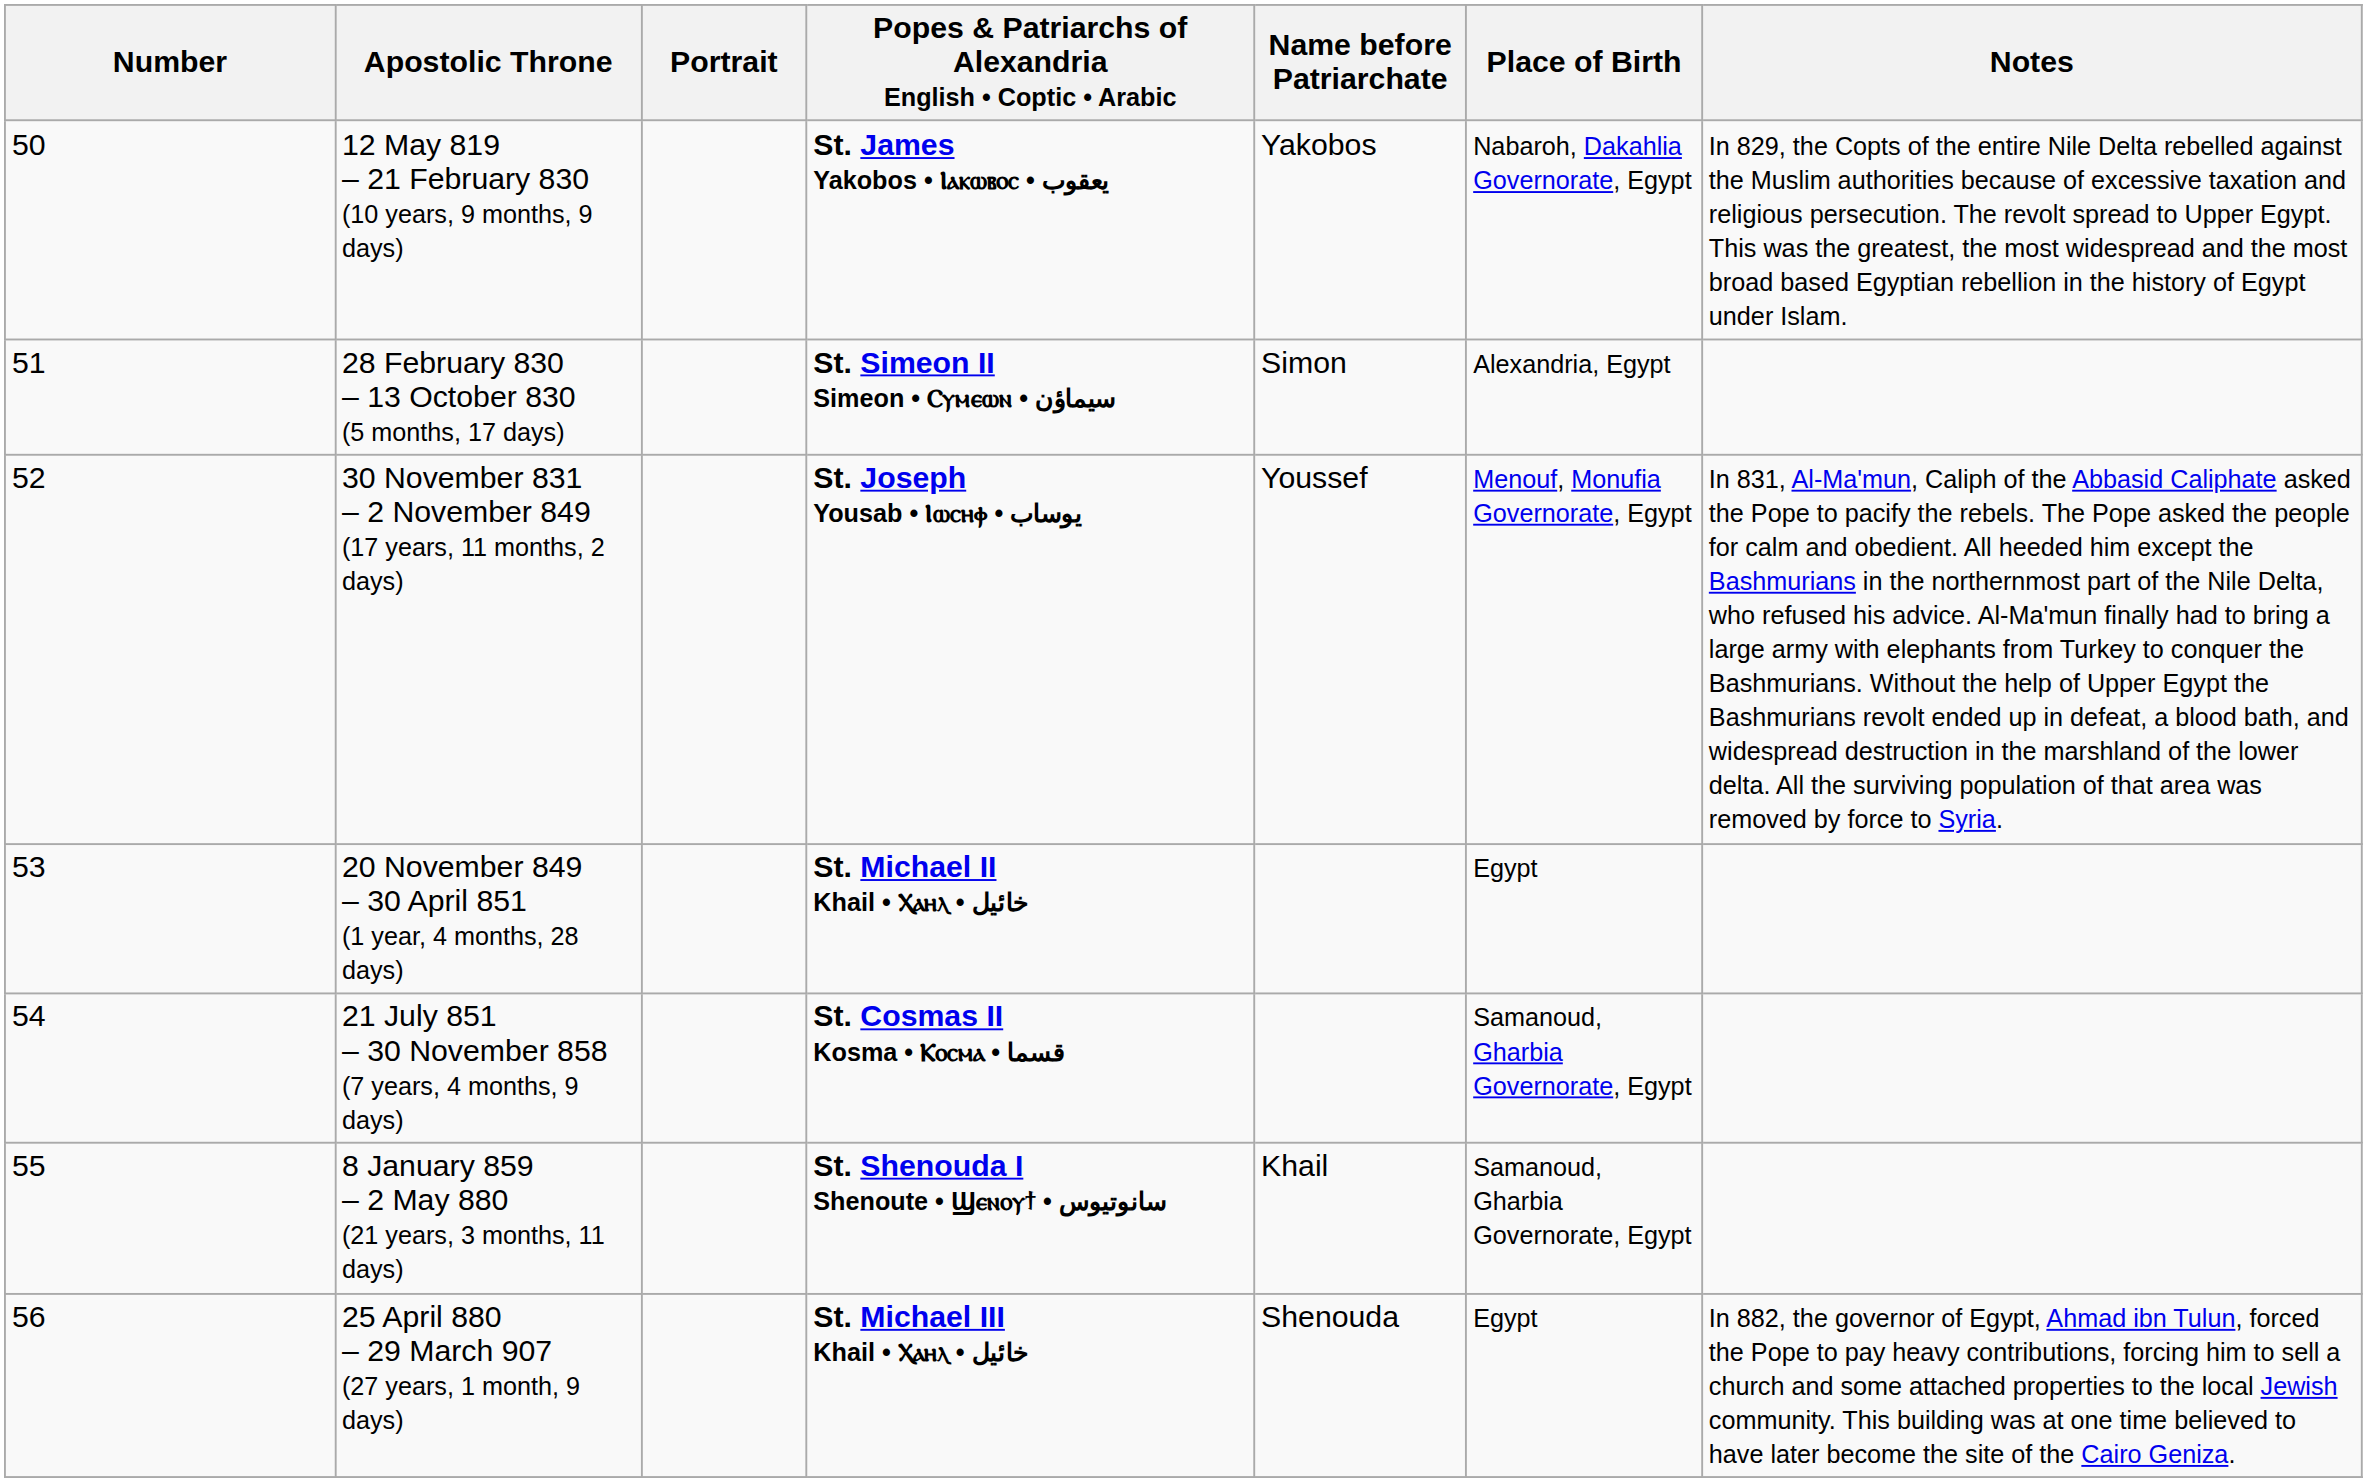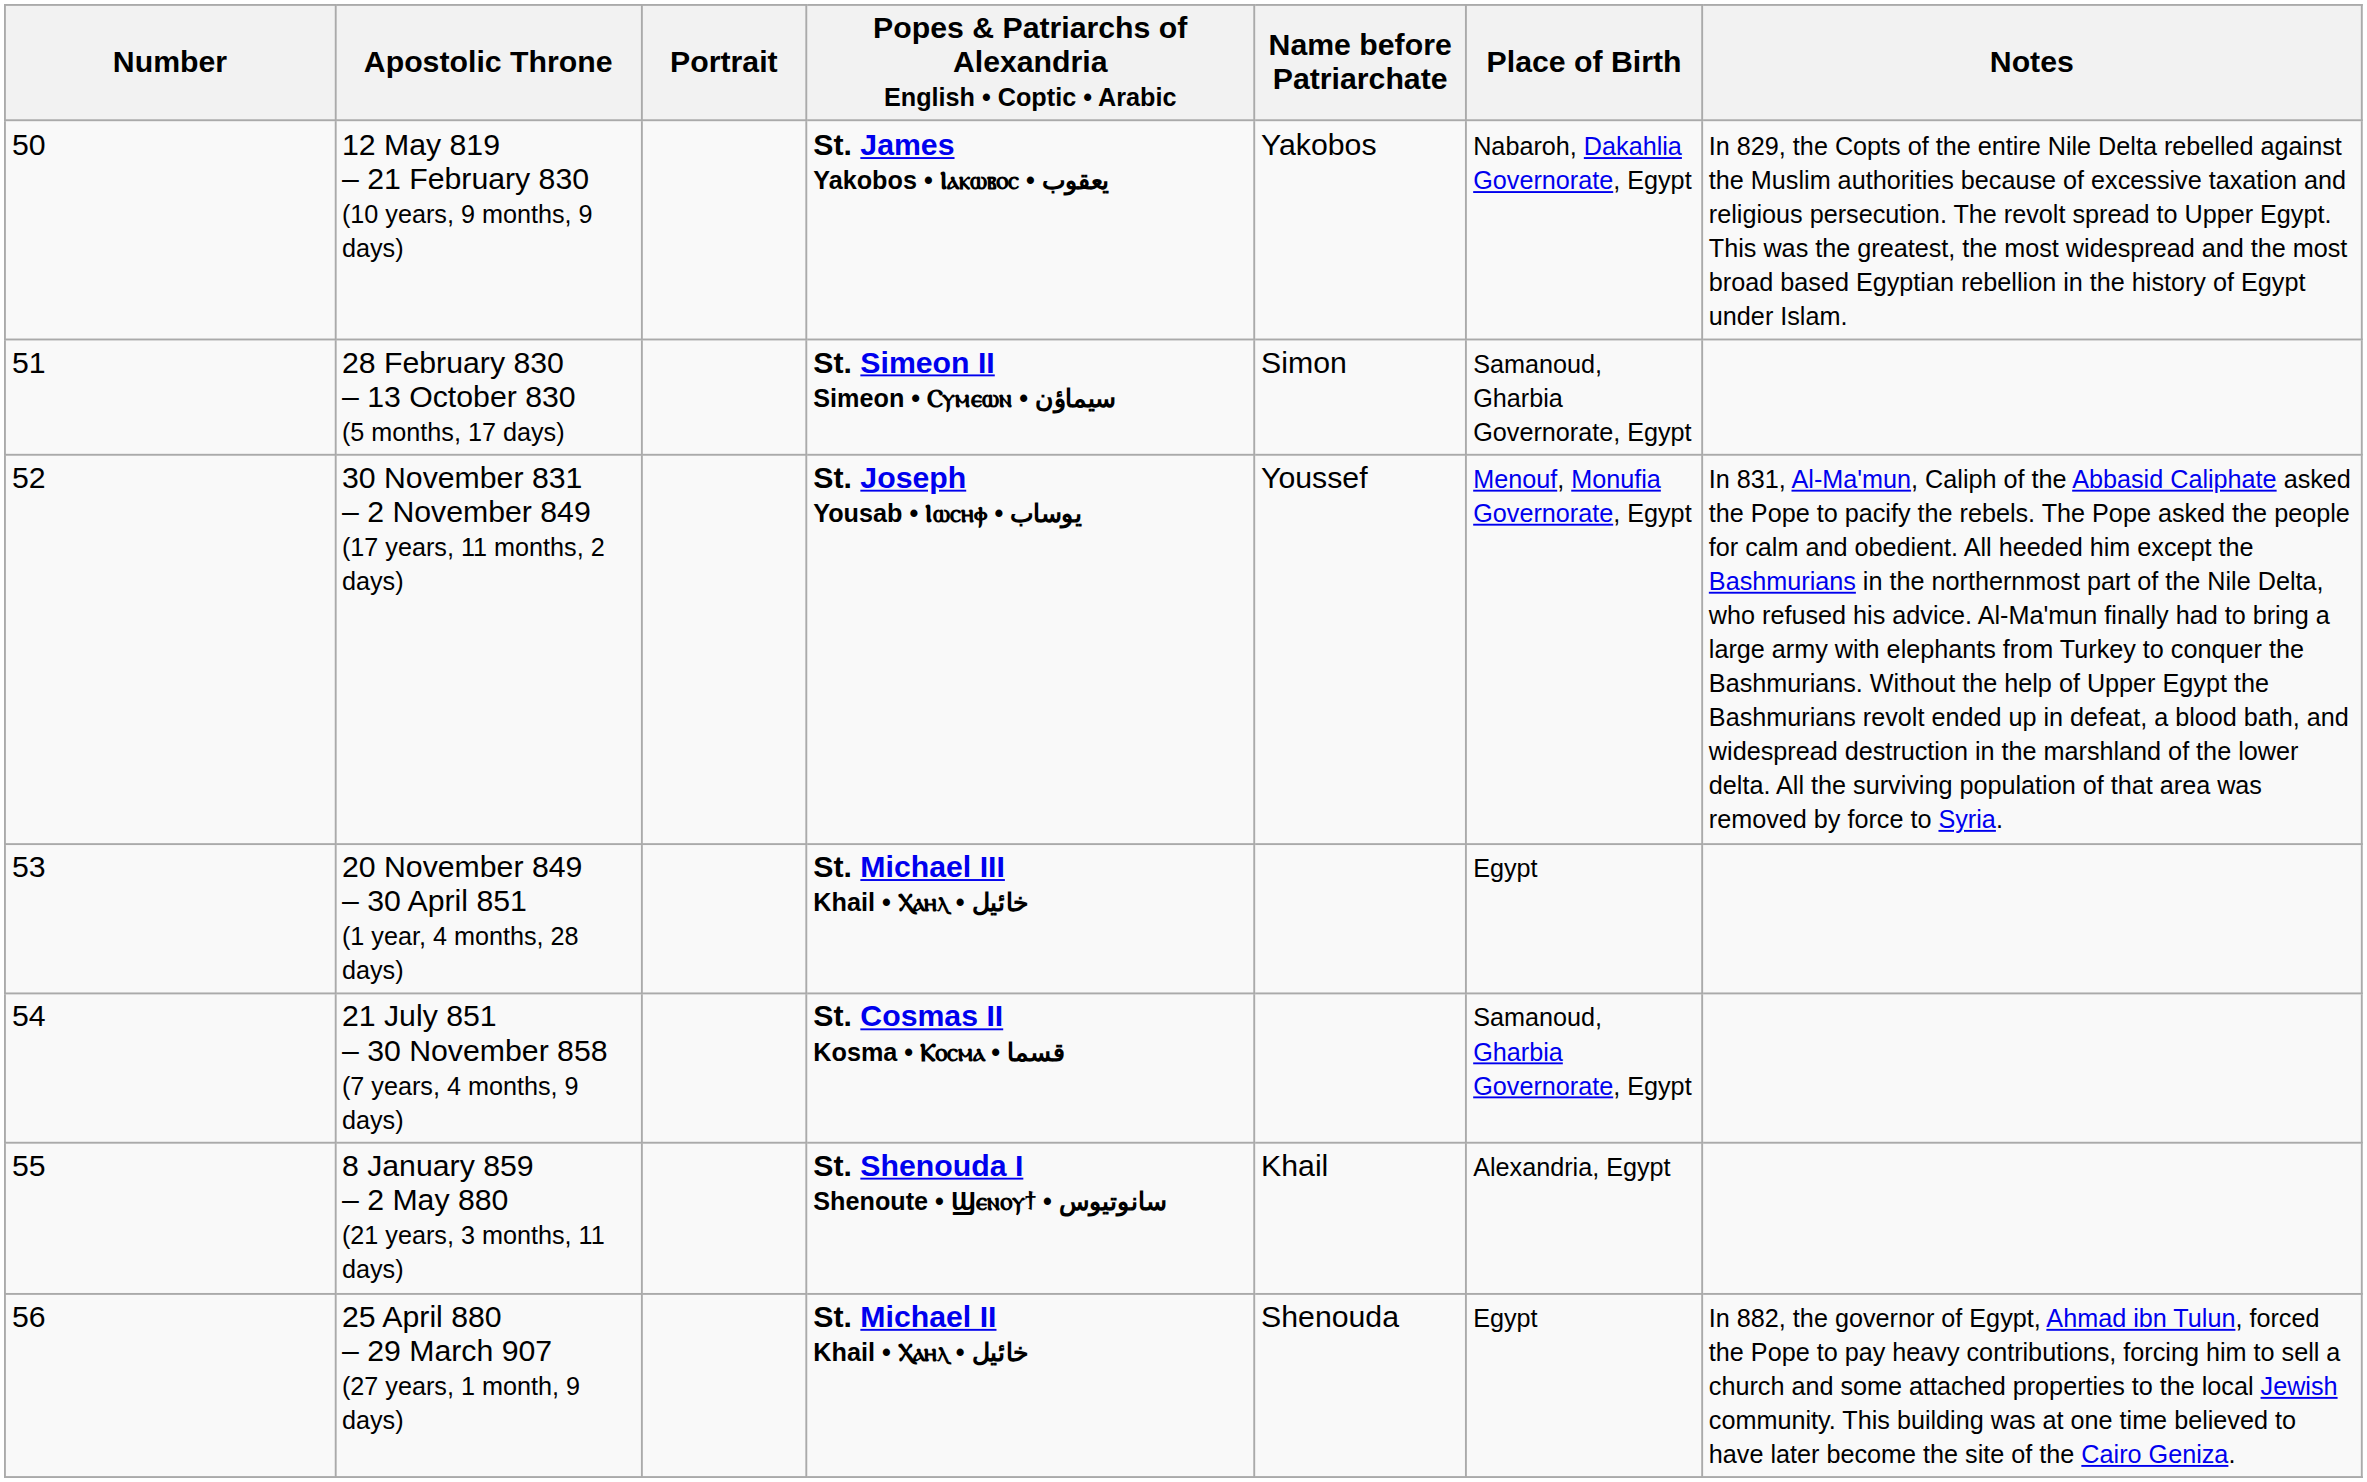(1572, 364) Alexandria, Egypt -> (1582, 398) Samanoud, Gharbia Governorate, Egypt
(921, 883) St. Michael II Khail • Ⲭⲁⲏⲗ • خائيل -> (921, 883) St. Michael III Khail • Ⲭⲁⲏⲗ • خائيل
(1582, 1202) Samanoud, Gharbia Governorate, Egypt -> (1572, 1168) Alexandria, Egypt
(921, 1333) St. Michael III Khail • Ⲭⲁⲏⲗ • خائيل -> (921, 1333) St. Michael II Khail • Ⲭⲁⲏⲗ • خائيل
